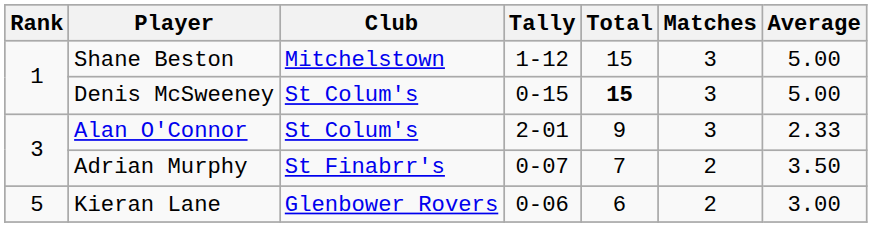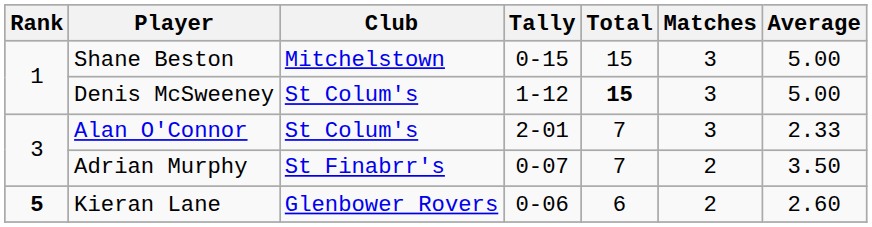(542, 59) 1-12 -> (542, 59) 0-15
(542, 95) 0-15 -> (542, 95) 1-12
(619, 132) 9 -> (619, 132) 7
(37, 204) normal -> (37, 204) bold
(814, 204) 3.00 -> (814, 204) 2.60
